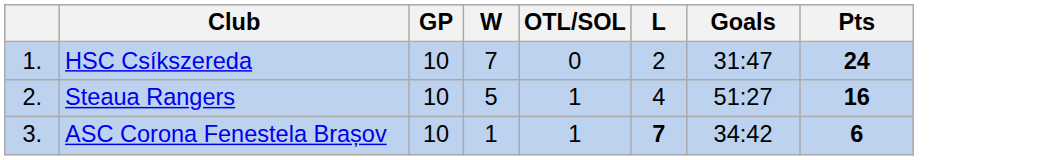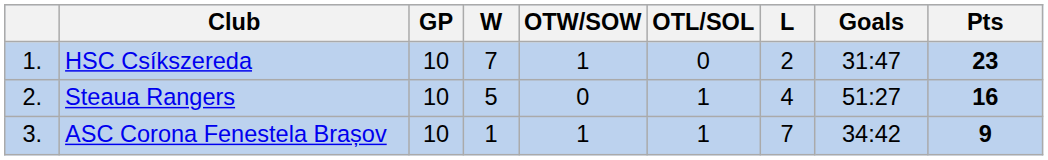+ column: (583, 23)
(857, 60) 24 -> (985, 60) 23
(659, 135) bold -> (787, 135) normal
(857, 135) 6 -> (985, 135) 9
